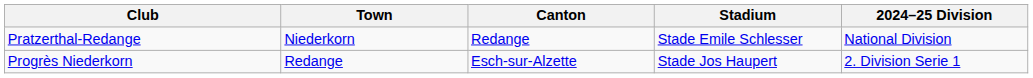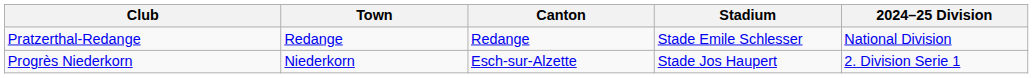(320, 38) Niederkorn -> (314, 38) Redange
(314, 61) Redange -> (320, 61) Niederkorn
